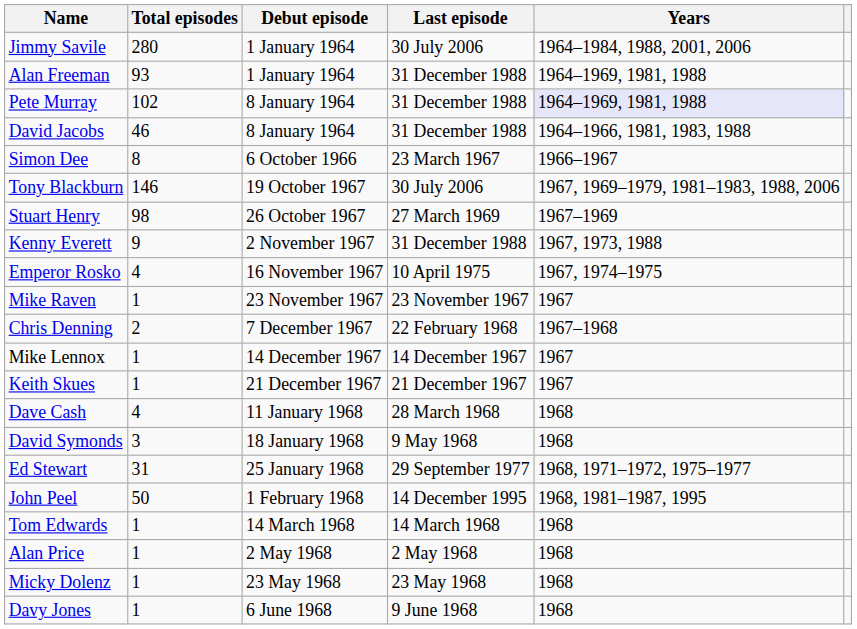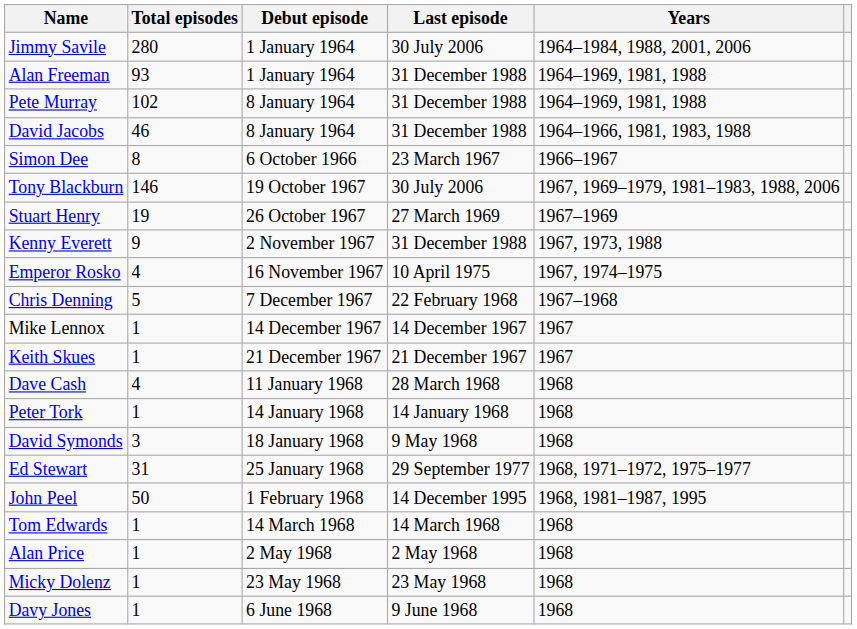(622, 103) lavender background -> (622, 103) no background
(140, 215) 98 -> (140, 215) 19
- row: (52, 300)
(136, 328) 2 -> (136, 300) 5
+ row: (46, 412)
